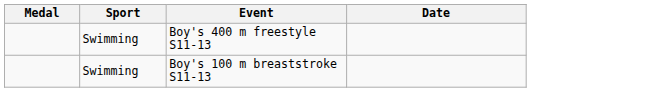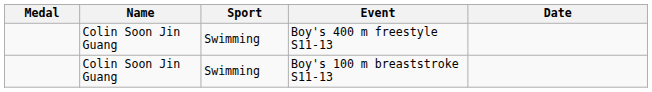+ column: (141, 14)
